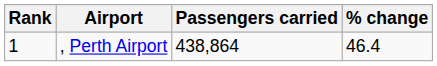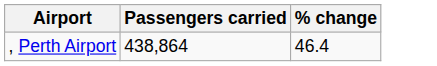- column: (30, 18)
